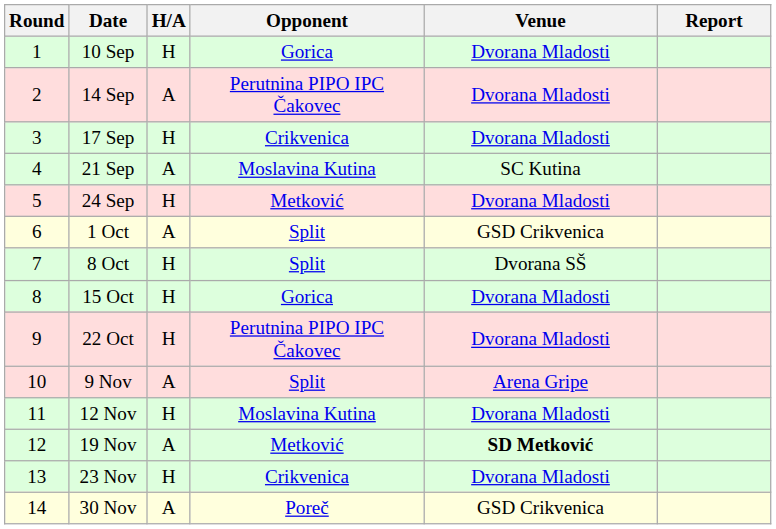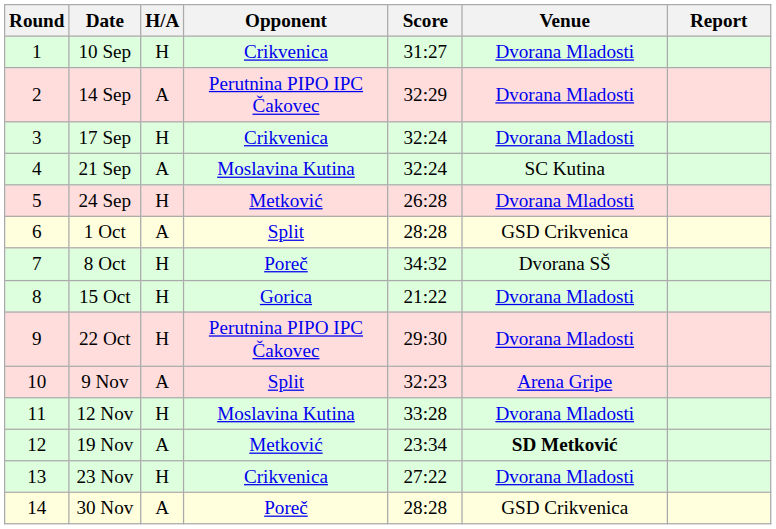+ column: (425, 20)
(307, 52) Gorica -> (286, 52) Crikvenica
(307, 264) Split -> (286, 264) Poreč
